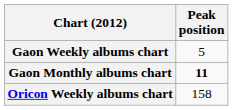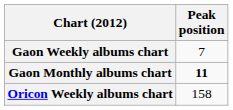(202, 51) 5 -> (202, 51) 7
